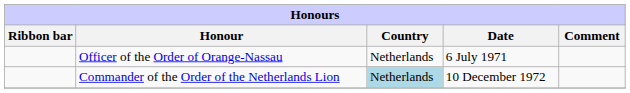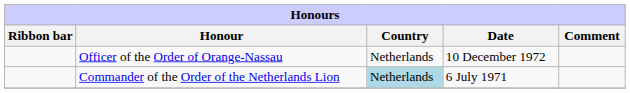(476, 56) 6 July 1971 -> (496, 56) 10 December 1972
(496, 77) 10 December 1972 -> (476, 77) 6 July 1971
